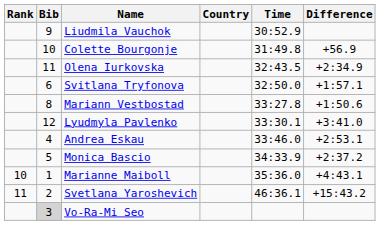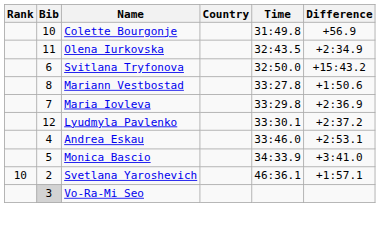- row: (117, 31)
(339, 85) +1:57.1 -> (339, 67) +15:43.2
+ row: (107, 103)
(339, 121) +3:41.0 -> (339, 121) +2:37.2
(339, 158) +2:37.2 -> (339, 158) +3:41.0
- row: (117, 176)
(20, 194) 11 -> (20, 176) 10
(339, 194) +15:43.2 -> (339, 176) +1:57.1
